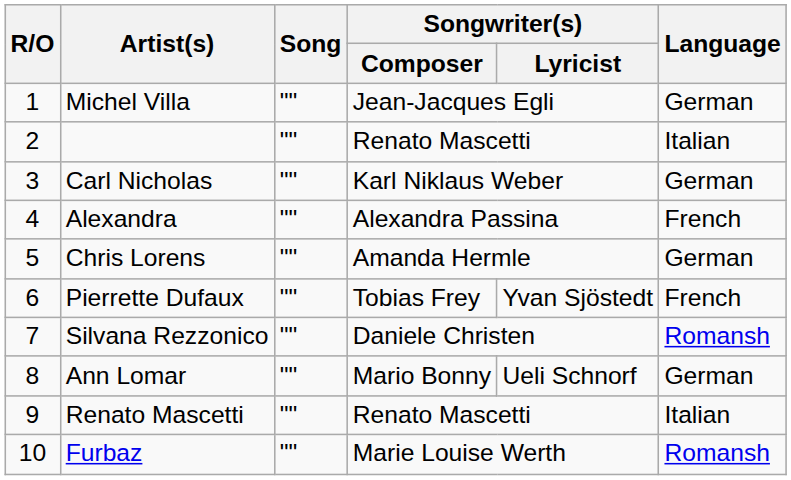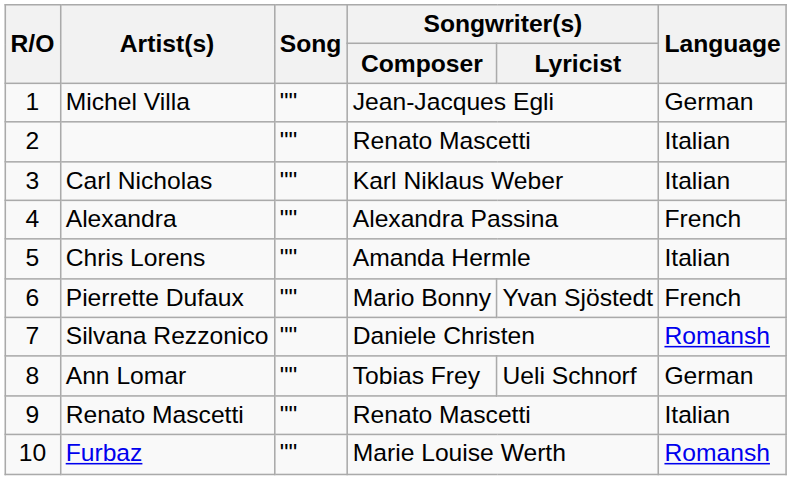(709, 180) German -> (697, 180) Italian
(709, 258) German -> (697, 258) Italian
(416, 297) Tobias Frey -> (422, 297) Mario Bonny
(422, 375) Mario Bonny -> (416, 375) Tobias Frey
